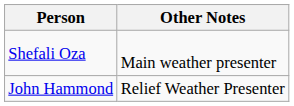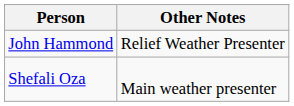rows swapped: (47, 52) <-> (61, 88)
